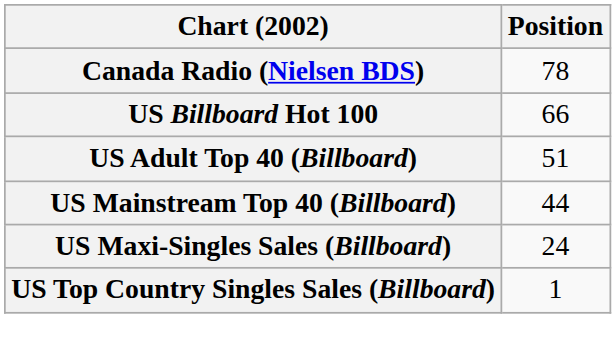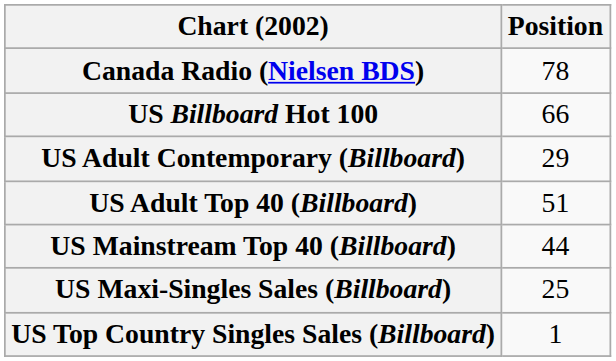+ row: (253, 158)
(555, 245) 24 -> (555, 289) 25
